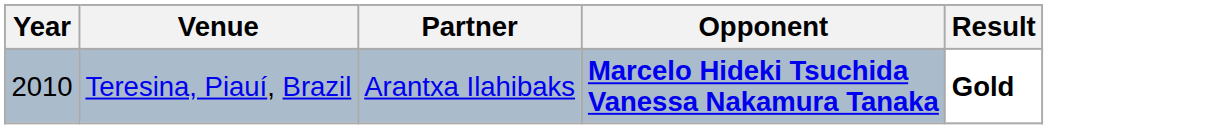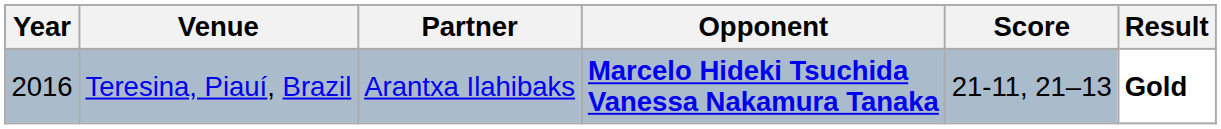+ column: (1032, 27)
(42, 86) 2010 -> (42, 86) 2016
